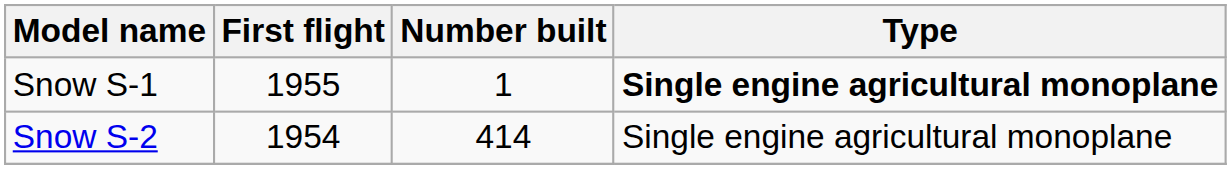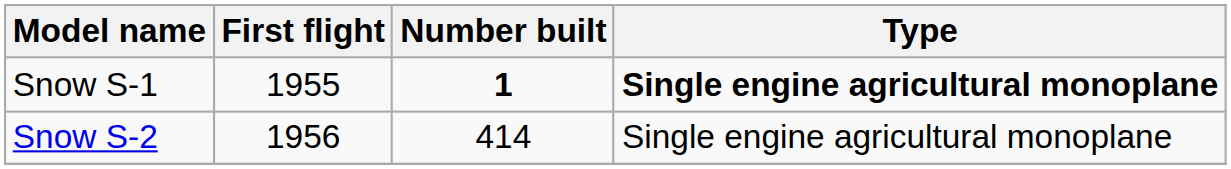(503, 84) normal -> (503, 84) bold
(303, 137) 1954 -> (303, 137) 1956
